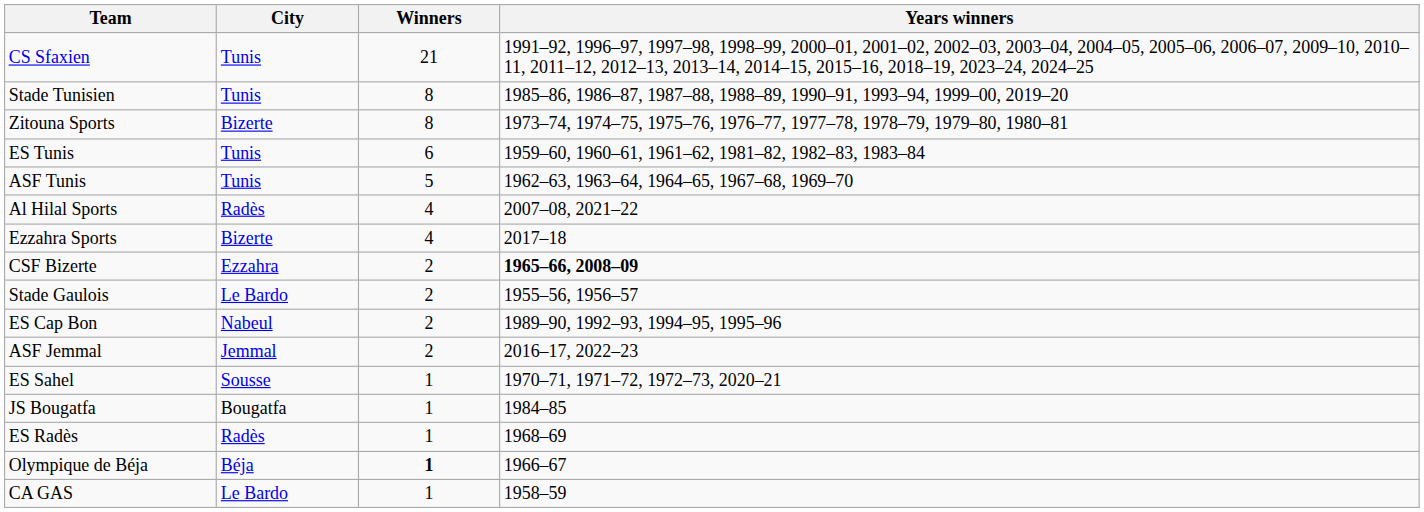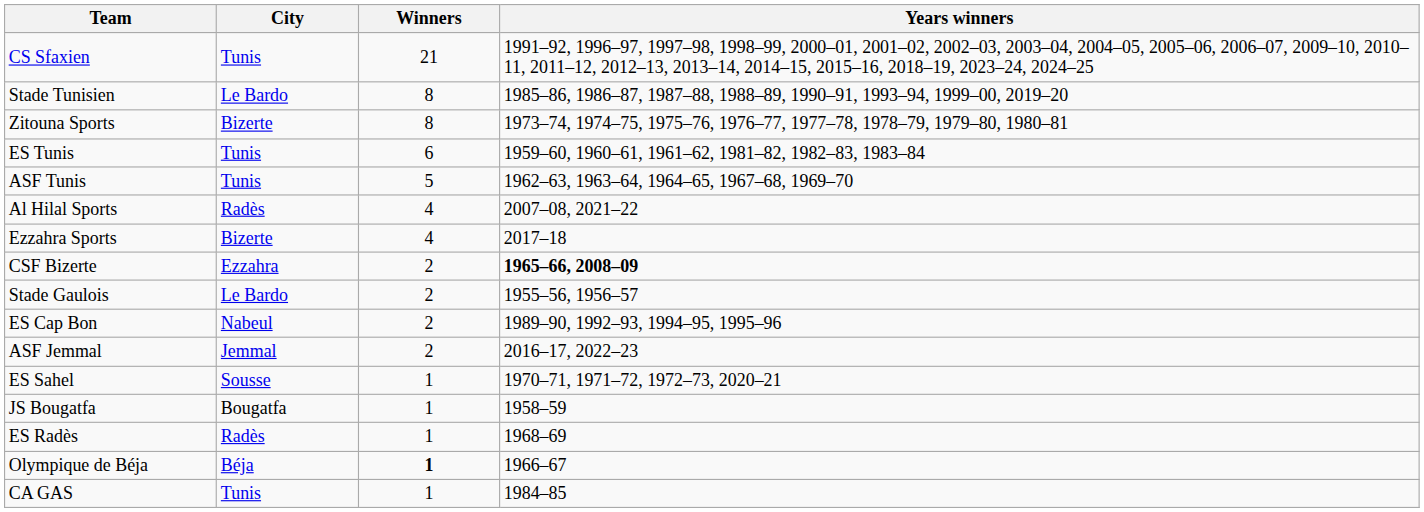(241, 95) Tunis -> (254, 95) Le Bardo
(535, 408) 1984–85 -> (535, 408) 1958–59
(254, 493) Le Bardo -> (241, 493) Tunis
(535, 493) 1958–59 -> (535, 493) 1984–85
